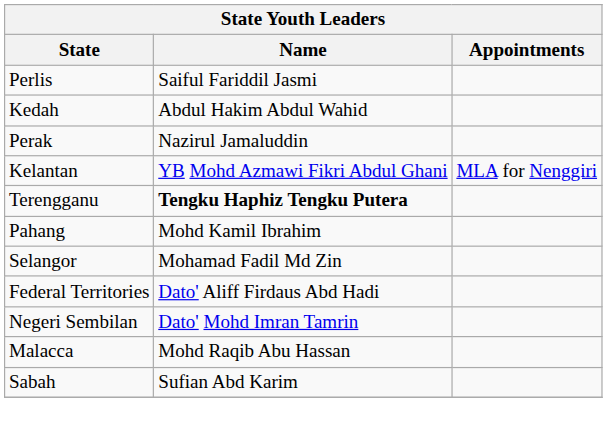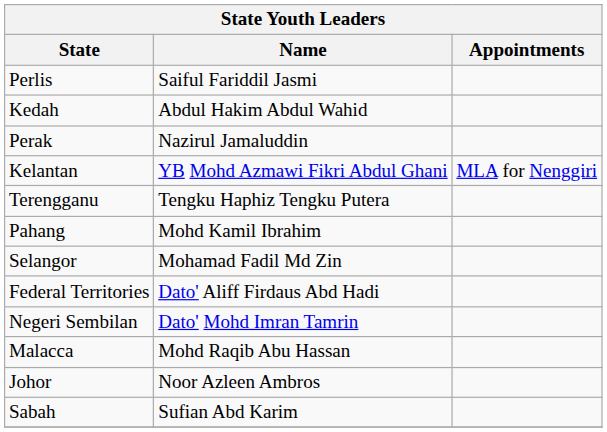(283, 200) bold -> (274, 200) normal
+ row: (30, 381)
